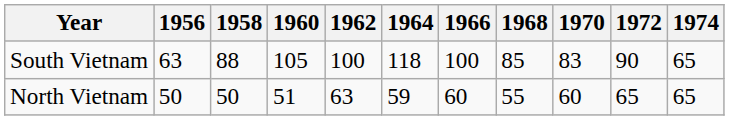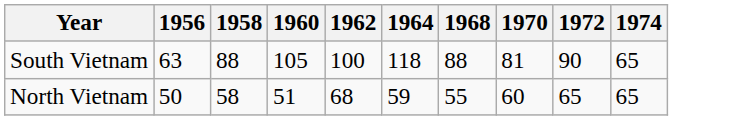- column: (467, 22)
(513, 59) 85 -> (456, 59) 88
(570, 59) 83 -> (513, 59) 81
(227, 96) 50 -> (227, 96) 58
(342, 96) 63 -> (342, 96) 68
